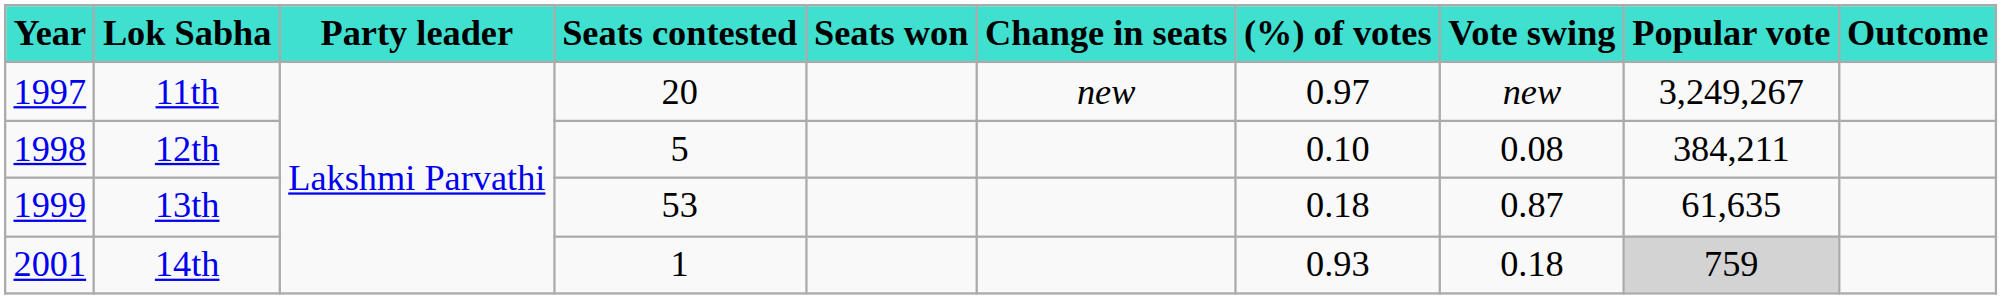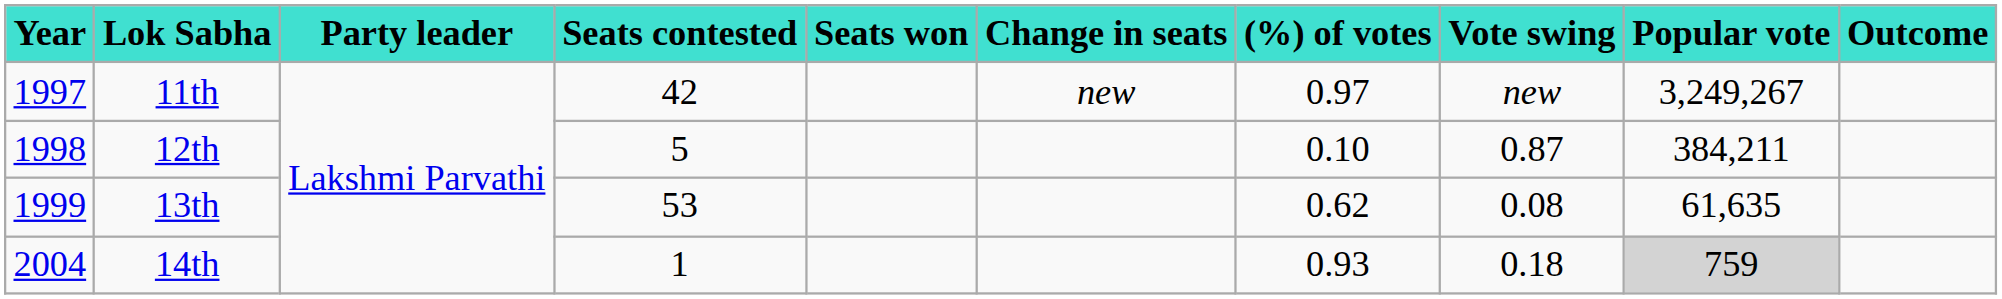(680, 90) 20 -> (680, 90) 42
(1532, 148) 0.08 -> (1532, 148) 0.87
(1338, 206) 0.18 -> (1338, 206) 0.62
(1532, 206) 0.87 -> (1532, 206) 0.08
(50, 263) 2001 -> (50, 263) 2004
